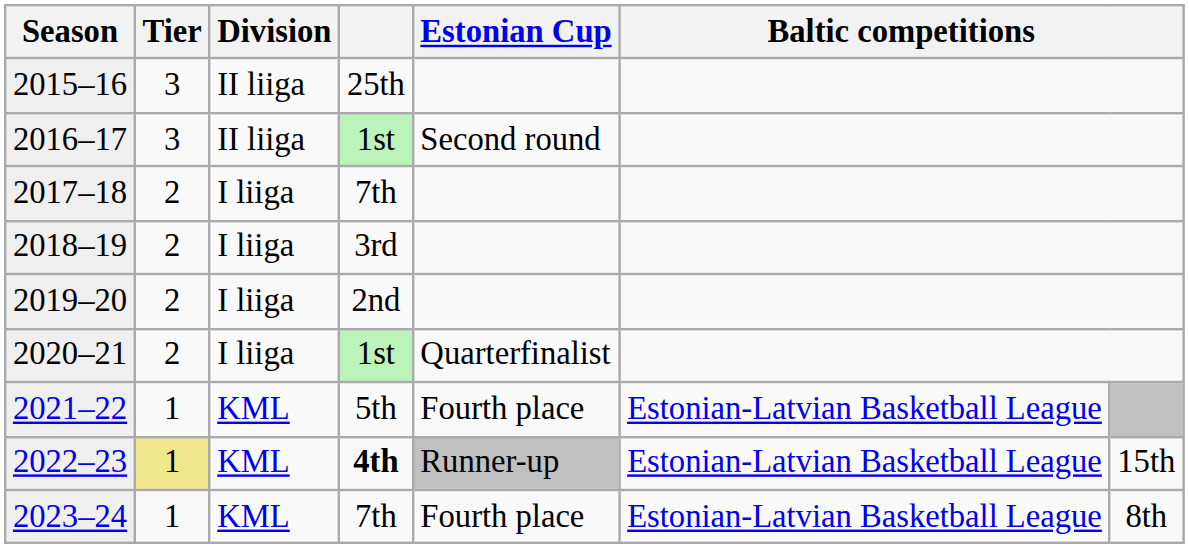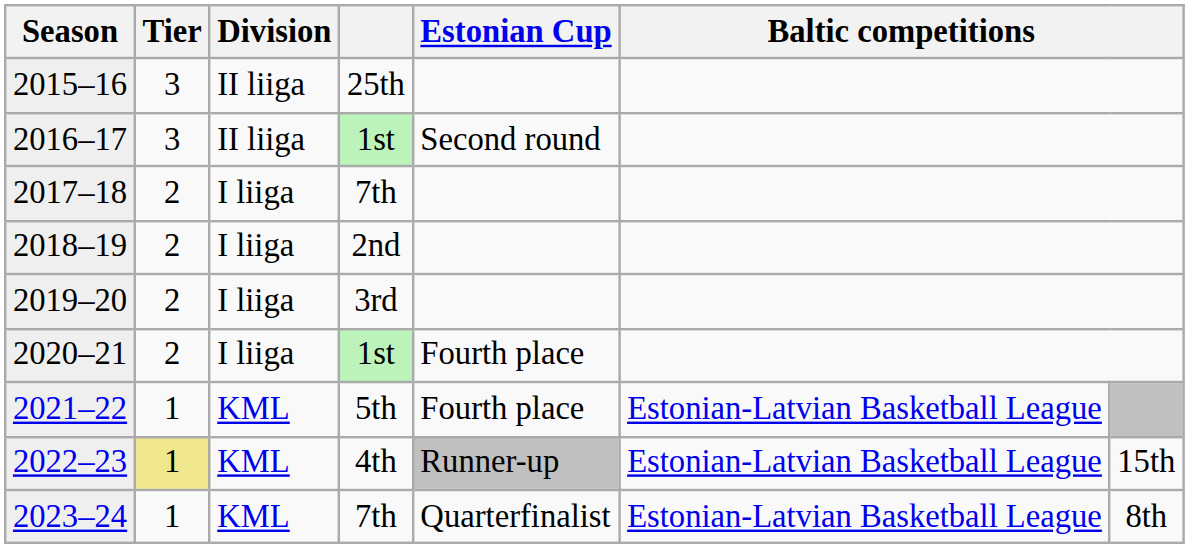(376, 246) 3rd -> (376, 246) 2nd
(376, 300) 2nd -> (376, 300) 3rd
(516, 354) Quarterfinalist -> (502, 354) Fourth place
(376, 461) bold -> (376, 461) normal
(502, 515) Fourth place -> (516, 515) Quarterfinalist
